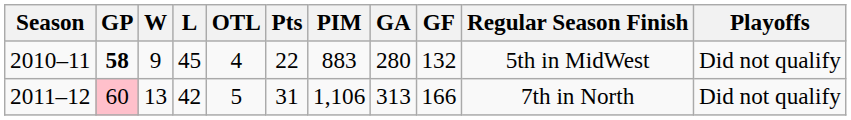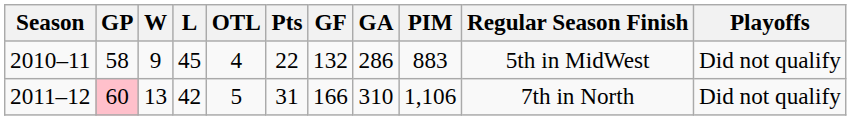columns swapped: (439, 22) <-> (339, 22)
(117, 59) bold -> (117, 59) normal
(393, 59) 280 -> (376, 59) 286
(393, 96) 313 -> (376, 96) 310
